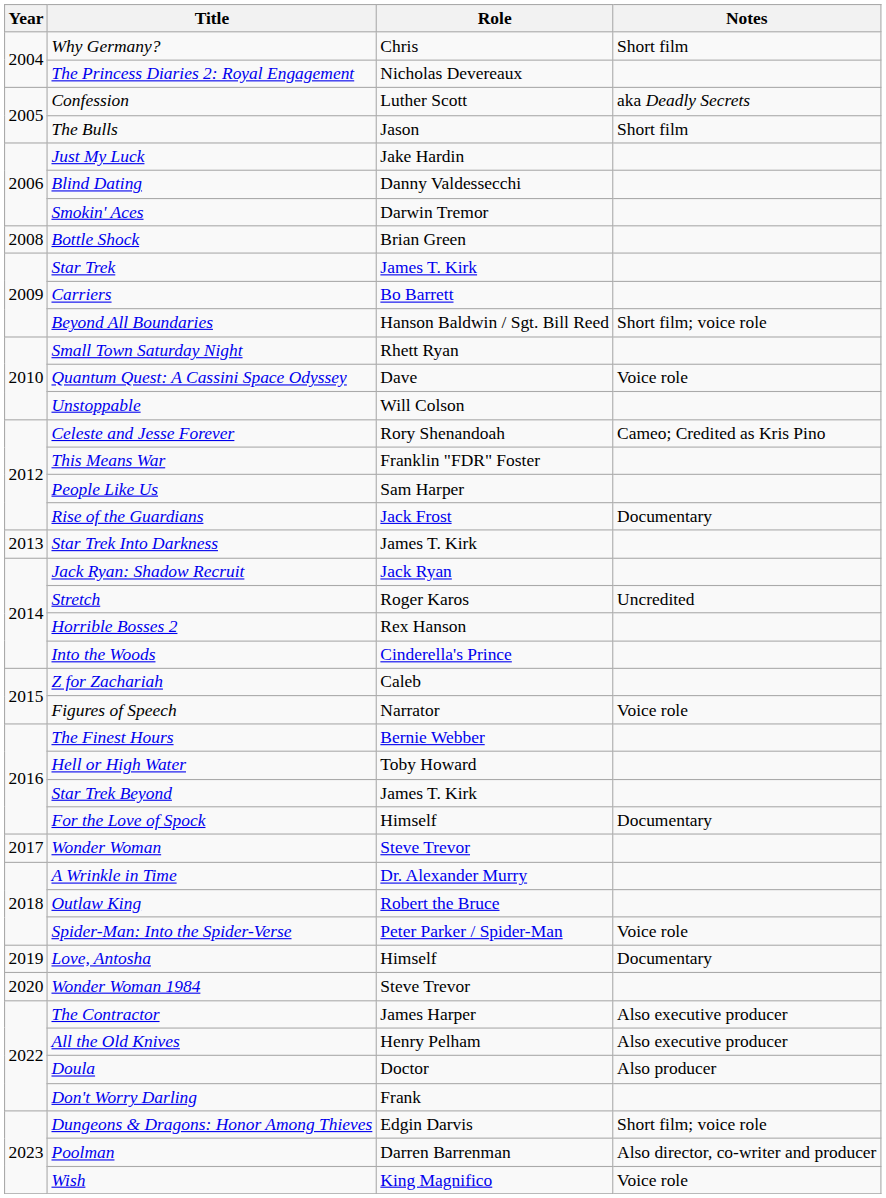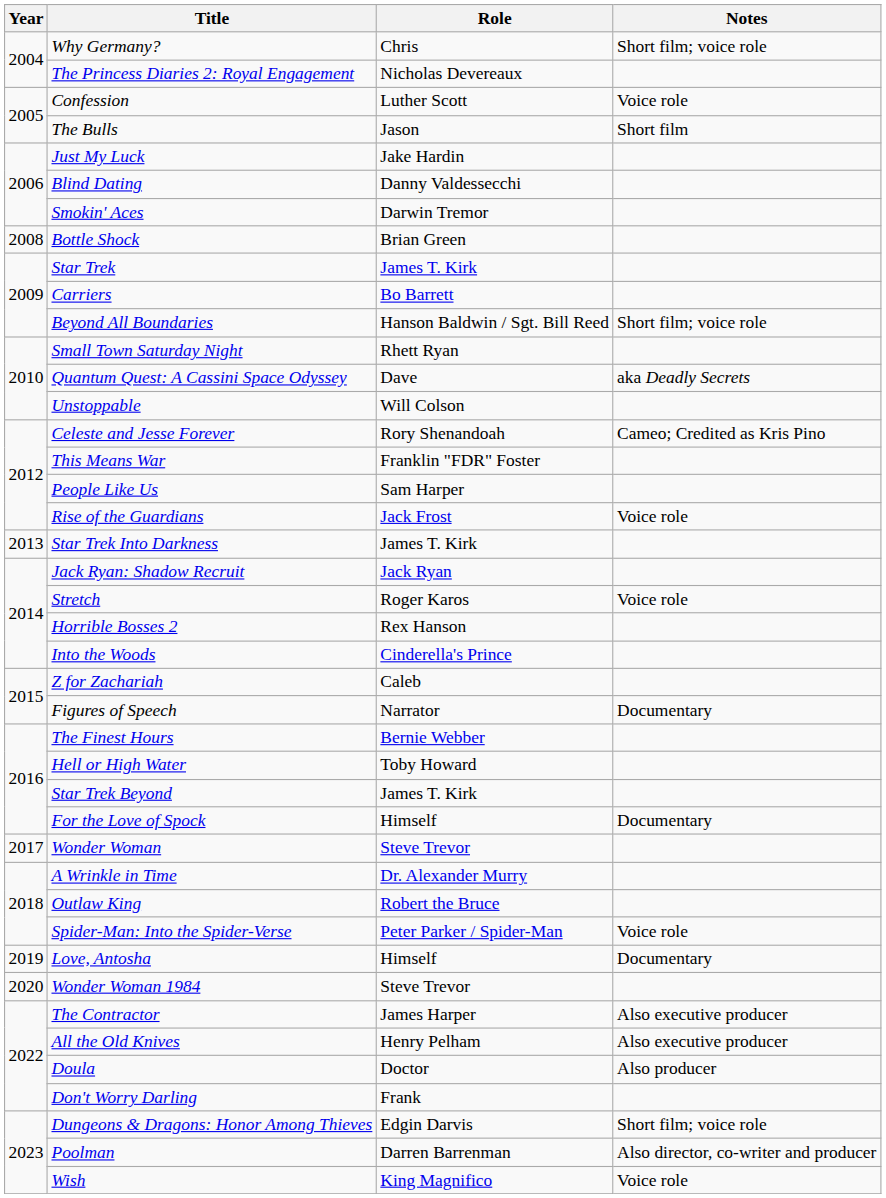(653, 45) Short film -> (692, 45) Short film; voice role
(684, 101) aka Deadly Secrets -> (653, 101) Voice role
(653, 377) Voice role -> (684, 377) aka Deadly Secrets
(665, 516) Documentary -> (653, 516) Voice role
(656, 599) Uncredited -> (653, 599) Voice role
(653, 709) Voice role -> (665, 709) Documentary
